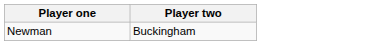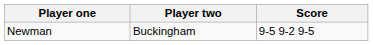+ column: (312, 13)
